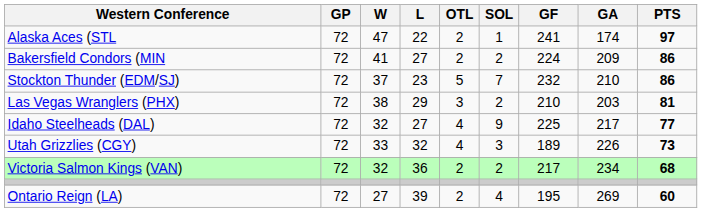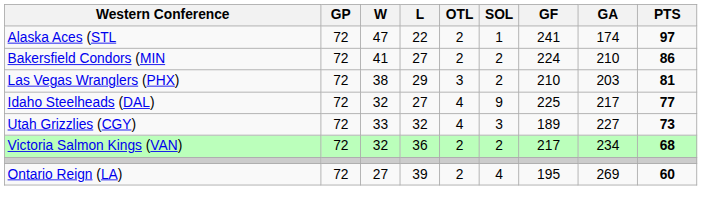(608, 59) 209 -> (608, 59) 210
- row: (94, 80)
(608, 146) 226 -> (608, 124) 227
